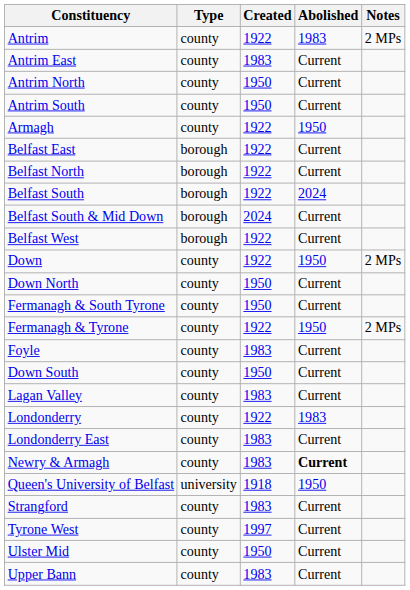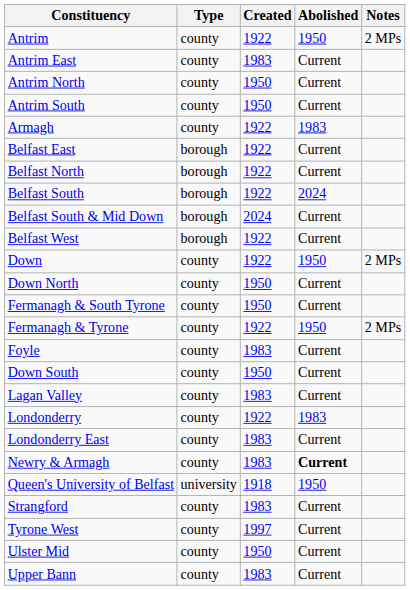(312, 37) 1983 -> (312, 37) 1950
(312, 127) 1950 -> (312, 127) 1983
